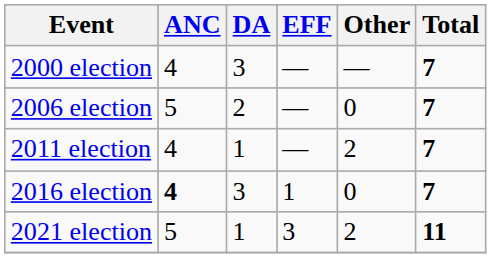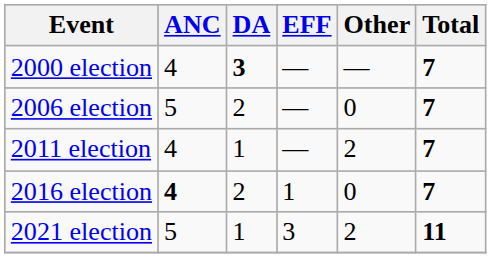(239, 66) normal -> (239, 66) bold
(239, 190) 3 -> (239, 190) 2
